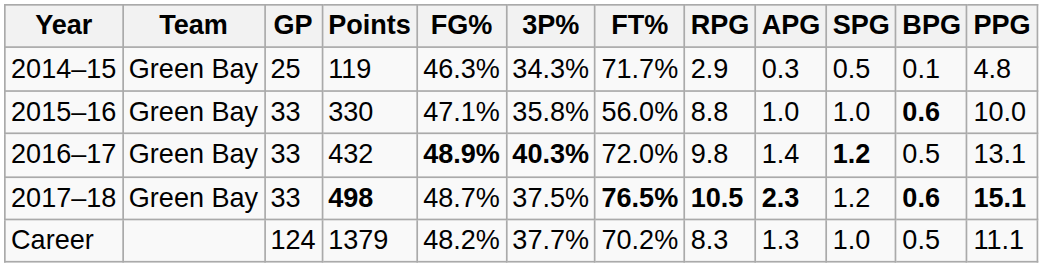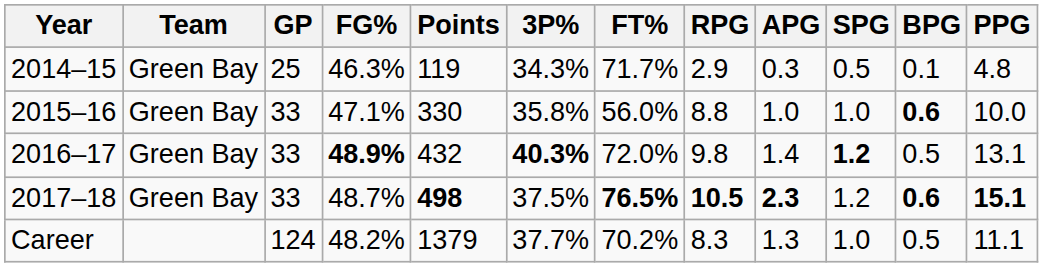columns swapped: (369, 25) <-> (462, 25)
